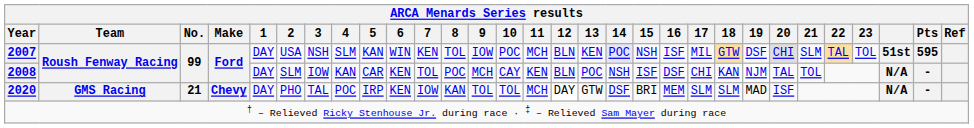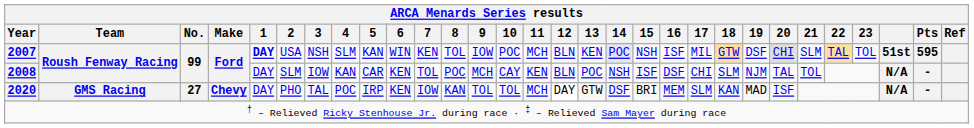(263, 53) normal -> (263, 53) bold
(729, 72) KAN -> (729, 72) SLM
(194, 92) 21 -> (194, 92) 27
(729, 92) SLM -> (729, 92) KAN
